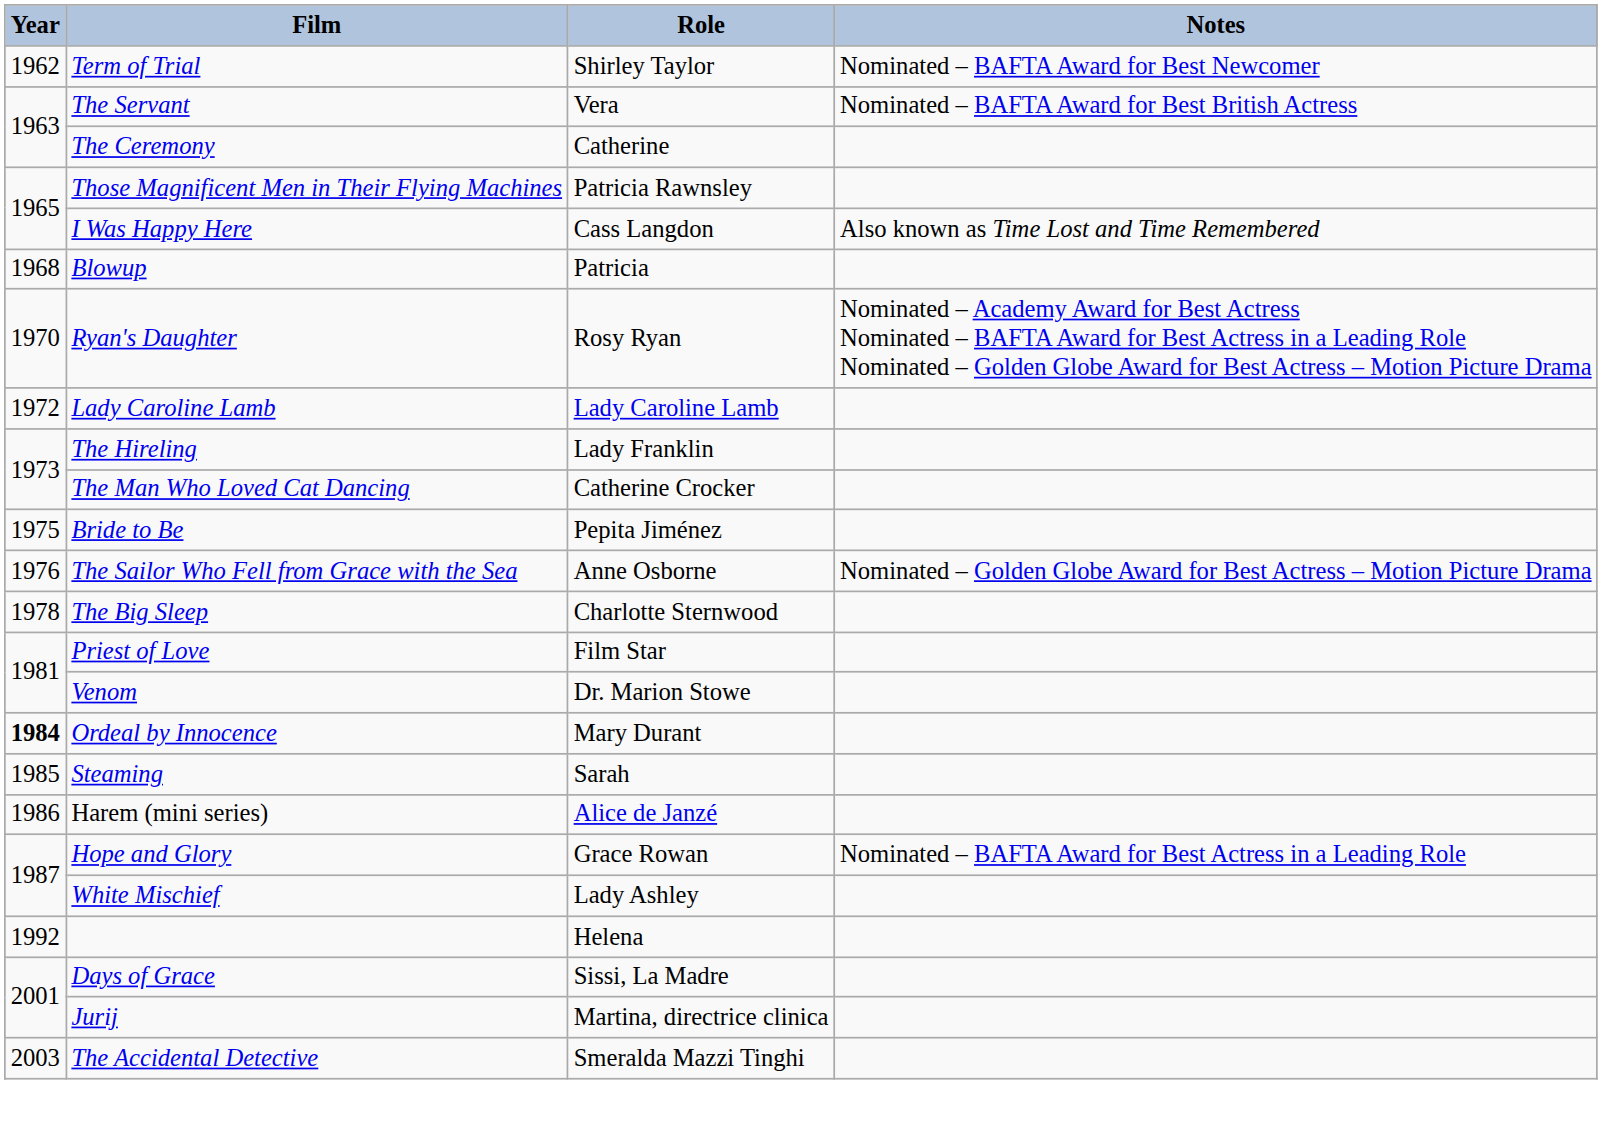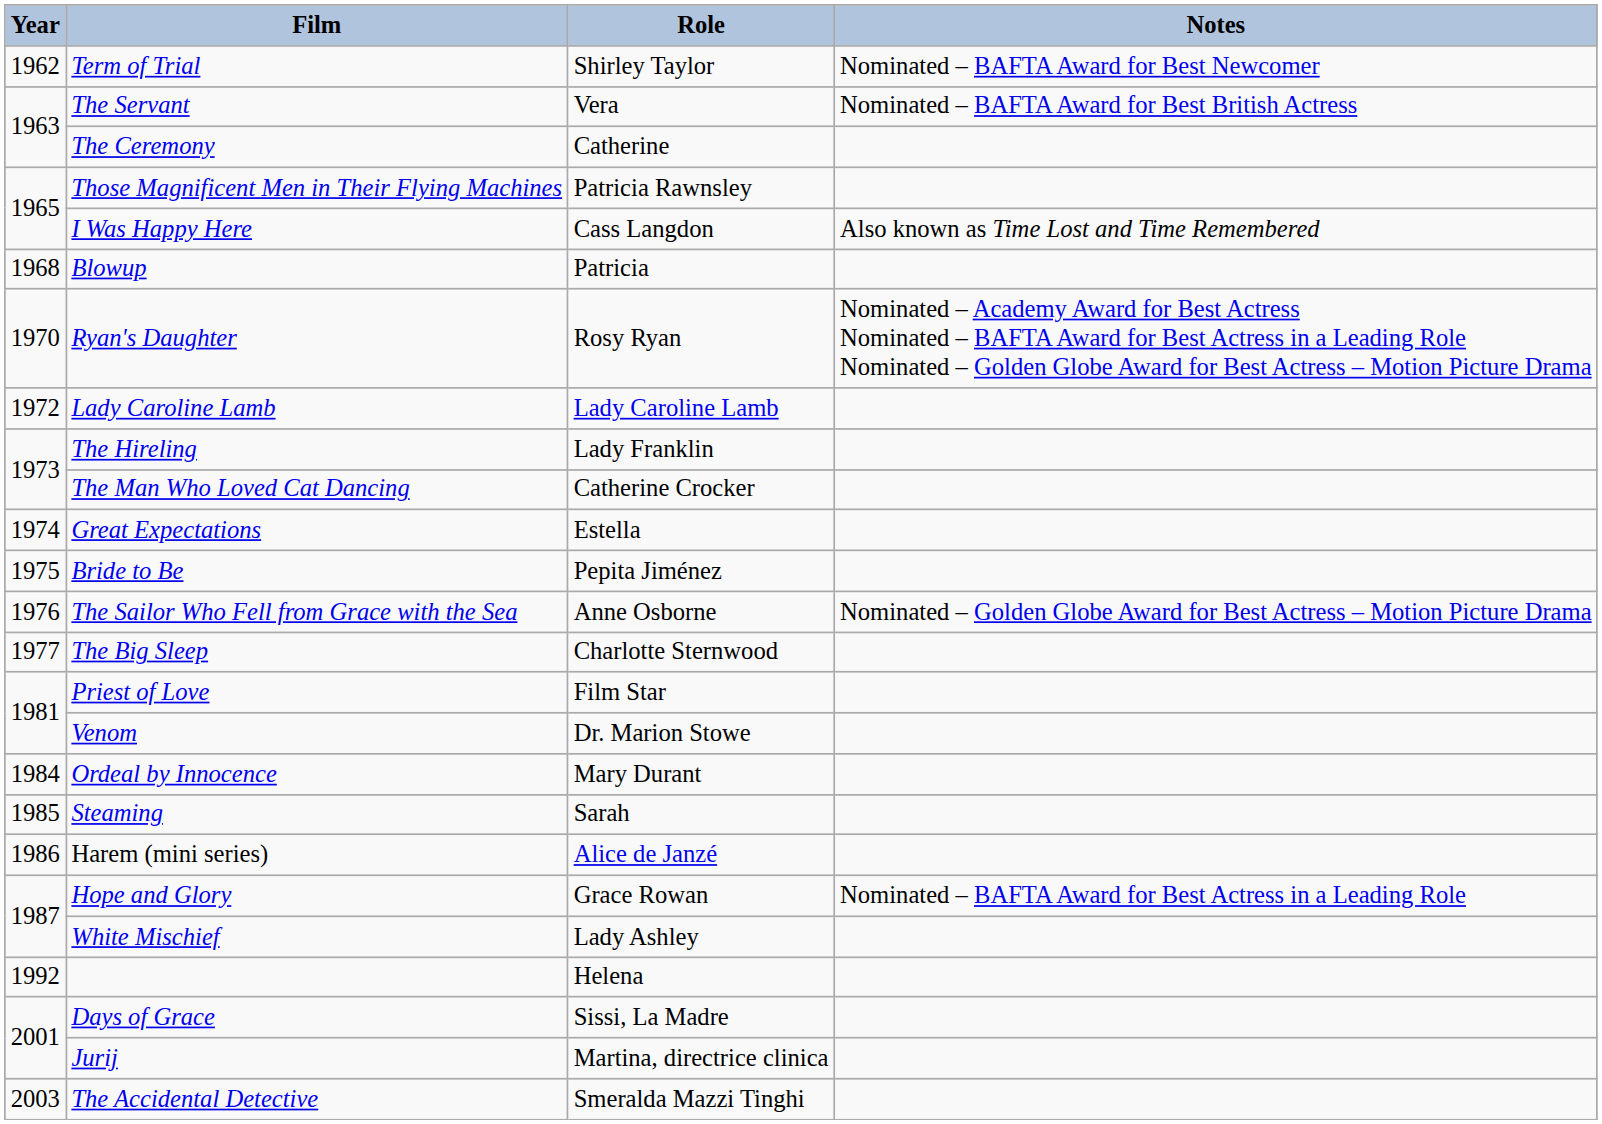+ row: (166, 530)
(35, 611) 1978 -> (35, 651) 1977
(35, 733) bold -> (35, 773) normal
